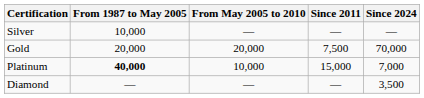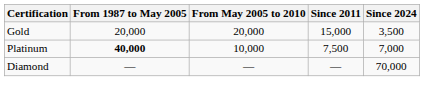- row: (20, 31)
(336, 48) 7,500 -> (336, 31) 15,000
(391, 48) 70,000 -> (391, 31) 3,500
(336, 66) 15,000 -> (336, 48) 7,500
(391, 84) 3,500 -> (391, 66) 70,000
